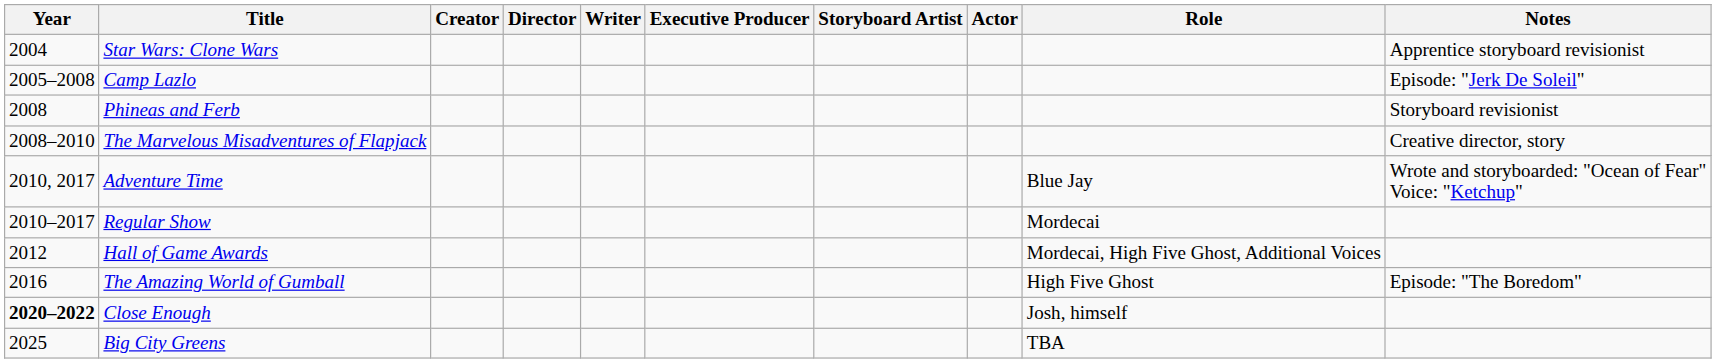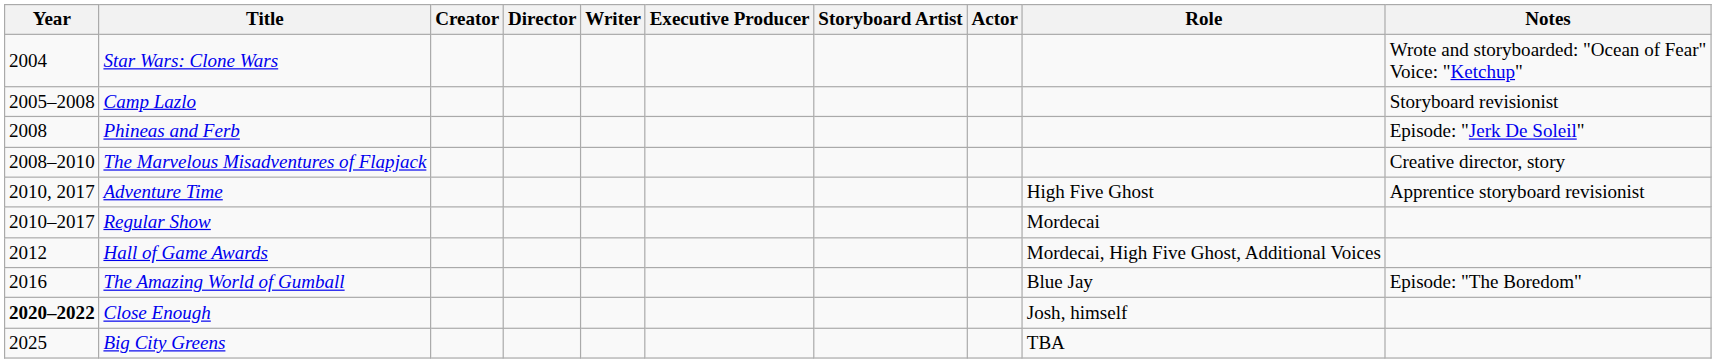(1517, 49) Apprentice storyboard revisionist -> (1548, 60) Wrote and storyboarded: "Ocean of Fear" Voice: "Ketchup"
(1487, 79) Episode: "Jerk De Soleil" -> (1474, 101) Storyboard revisionist
(1474, 110) Storyboard revisionist -> (1487, 131) Episode: "Jerk De Soleil"
(1060, 181) Blue Jay -> (1090, 191) High Five Ghost
(1548, 181) Wrote and storyboarded: "Ocean of Fear" Voice: "Ketchup" -> (1517, 191) Apprentice storyboard revisionist
(1090, 282) High Five Ghost -> (1060, 282) Blue Jay
